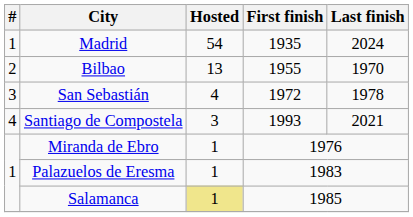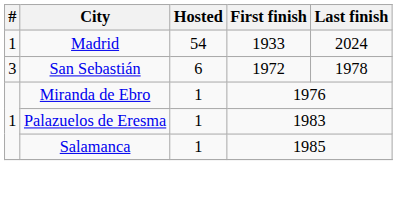(285, 43) 1935 -> (269, 43) 1933
- row: (103, 69)
(215, 95) 4 -> (198, 69) 6
- row: (103, 120)
(215, 198) khaki background -> (198, 146) no background
